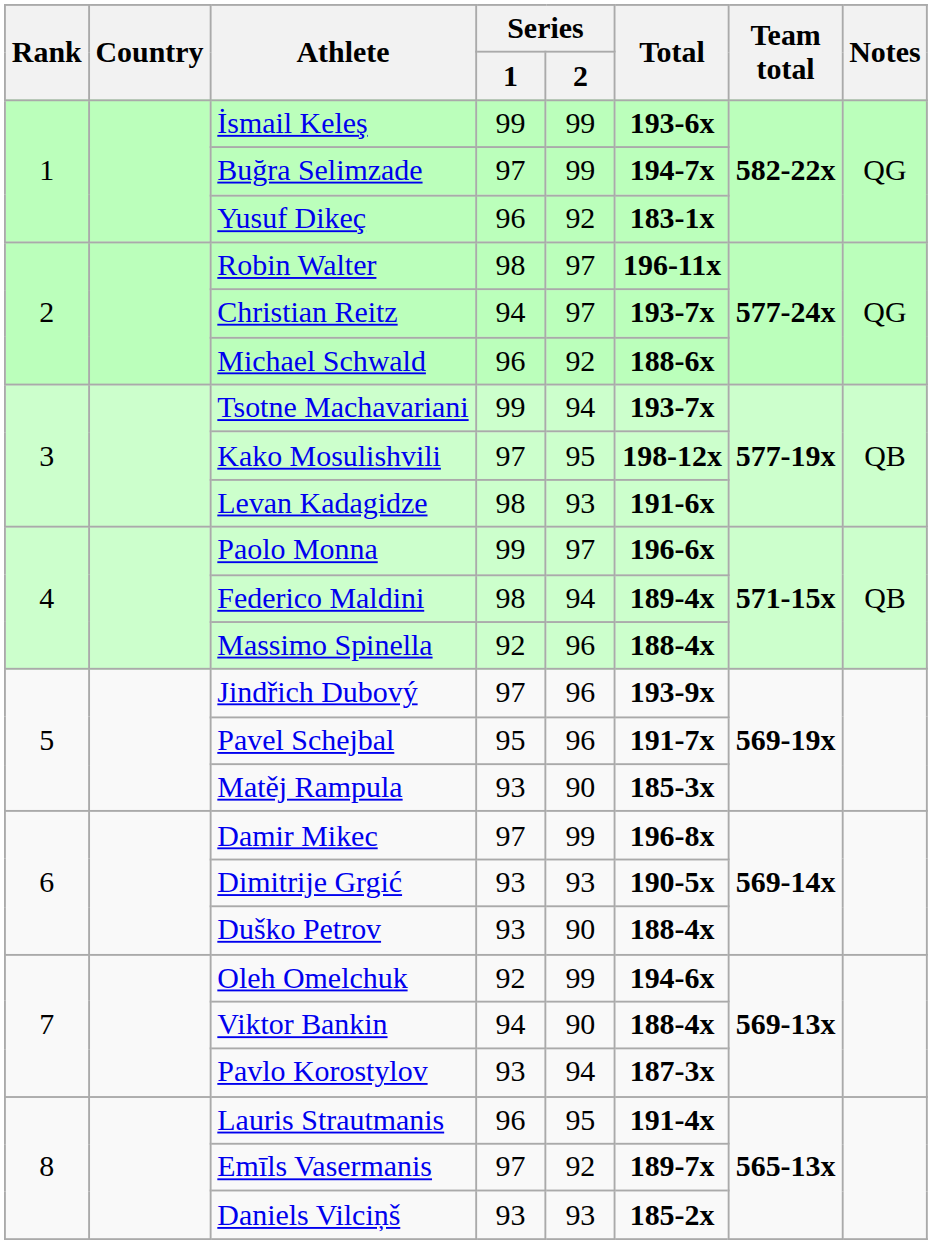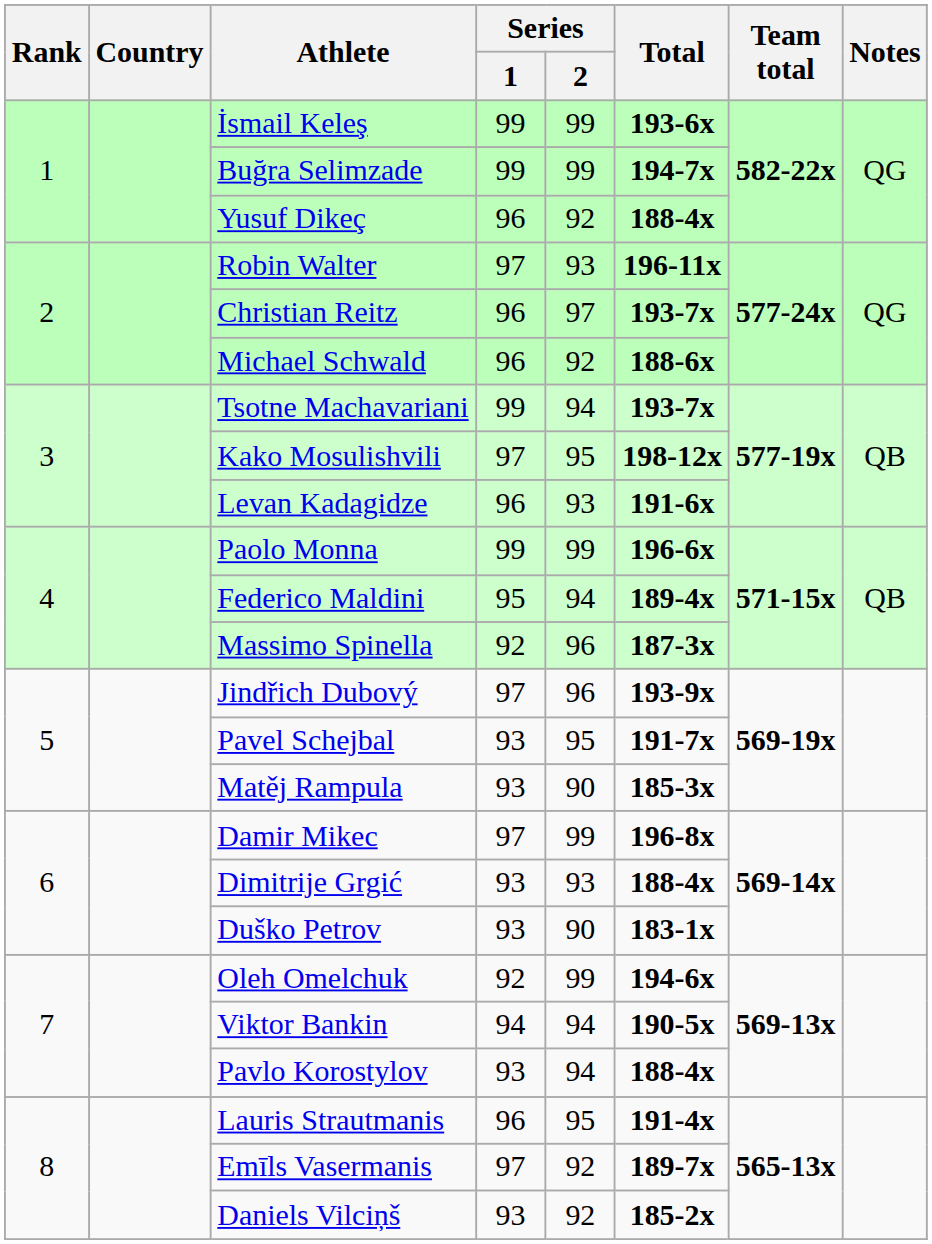(510, 170) 97 -> (510, 170) 99
(672, 218) 183-1x -> (672, 218) 188-4x
(510, 265) 98 -> (510, 265) 97
(580, 265) 97 -> (580, 265) 93
(510, 312) 94 -> (510, 312) 96
(510, 502) 98 -> (510, 502) 96
(580, 550) 97 -> (580, 550) 99
(510, 597) 98 -> (510, 597) 95
(672, 645) 188-4x -> (672, 645) 187-3x
(510, 739) 95 -> (510, 739) 93
(580, 739) 96 -> (580, 739) 95
(672, 882) 190-5x -> (672, 882) 188-4x
(672, 929) 188-4x -> (672, 929) 183-1x
(580, 1024) 90 -> (580, 1024) 94
(672, 1024) 188-4x -> (672, 1024) 190-5x
(672, 1072) 187-3x -> (672, 1072) 188-4x
(580, 1214) 93 -> (580, 1214) 92
